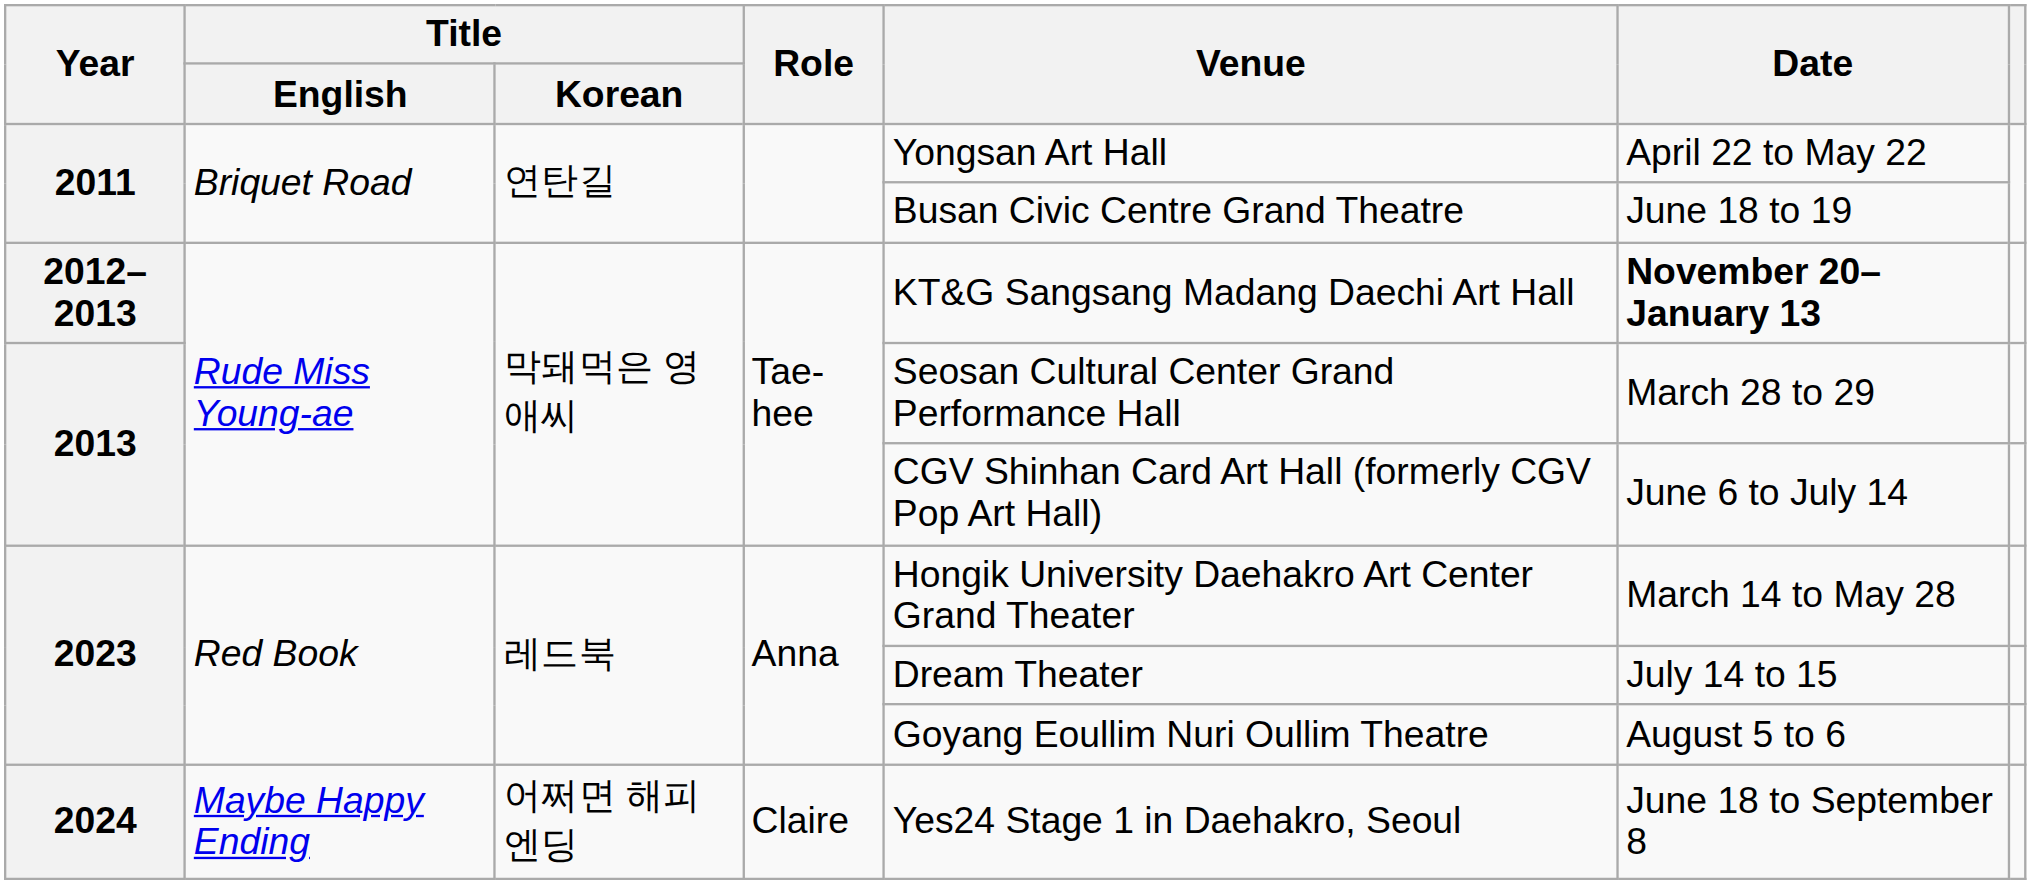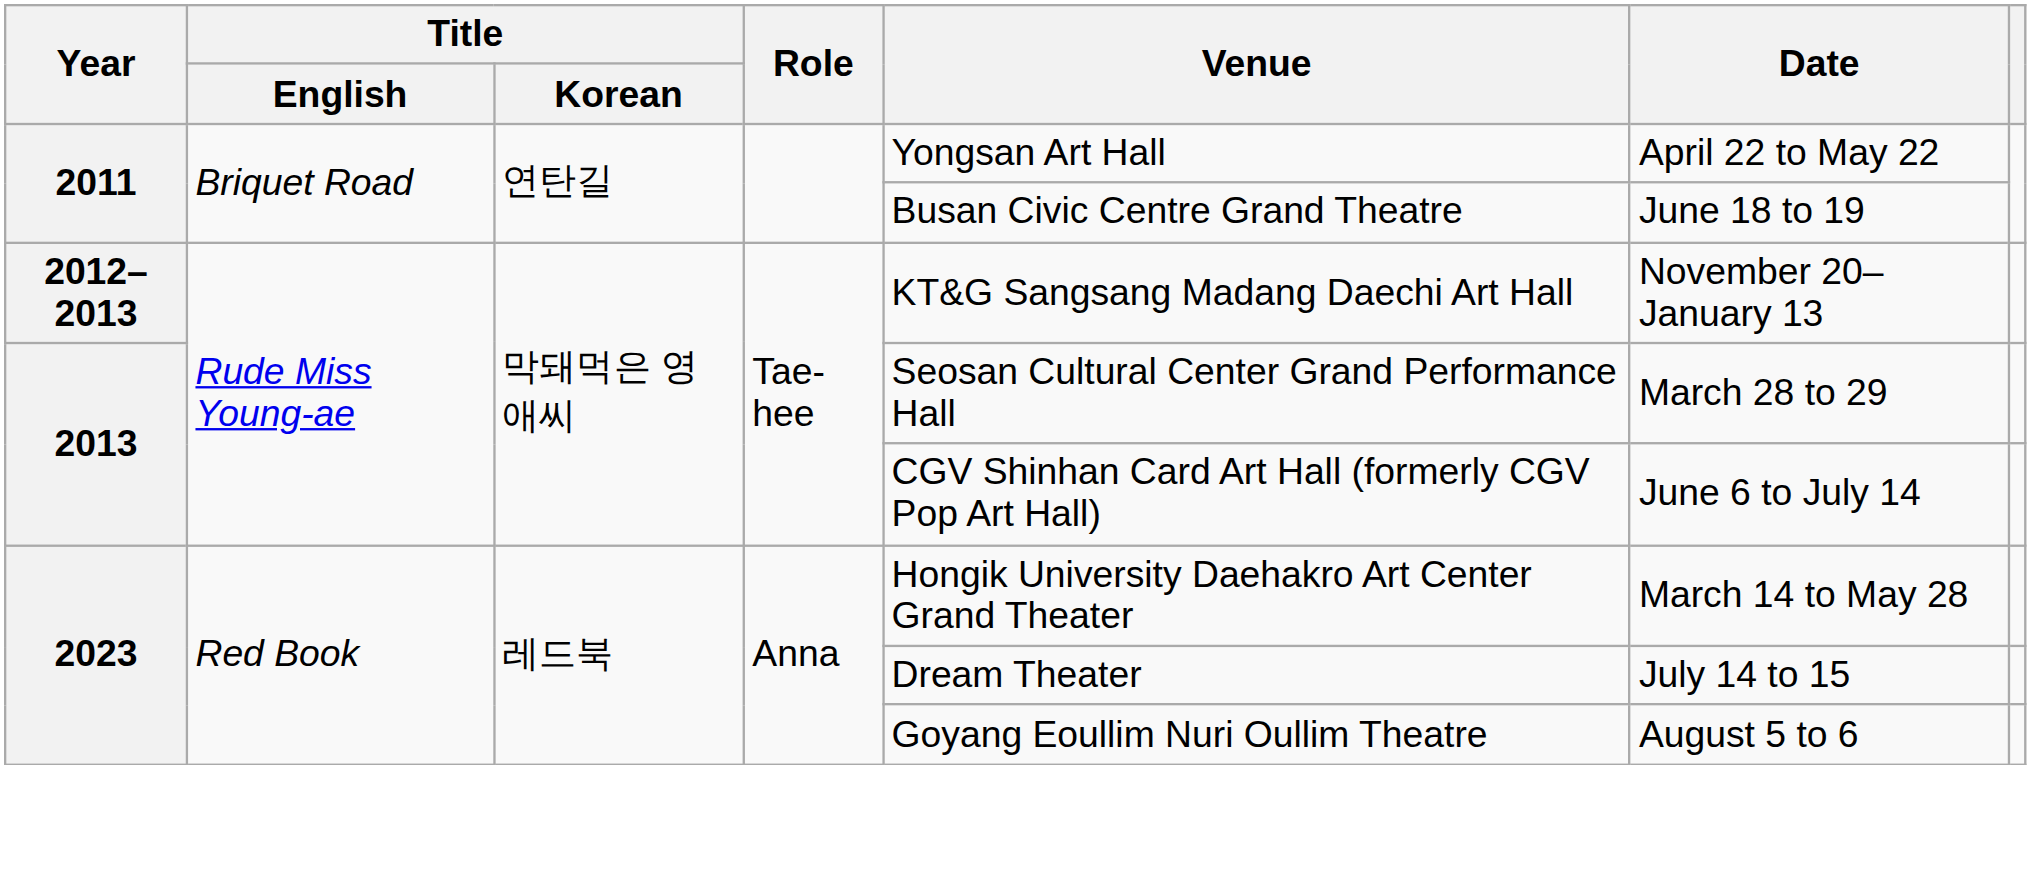(1754, 291) bold -> (1761, 291) normal
- row: (95, 821)
